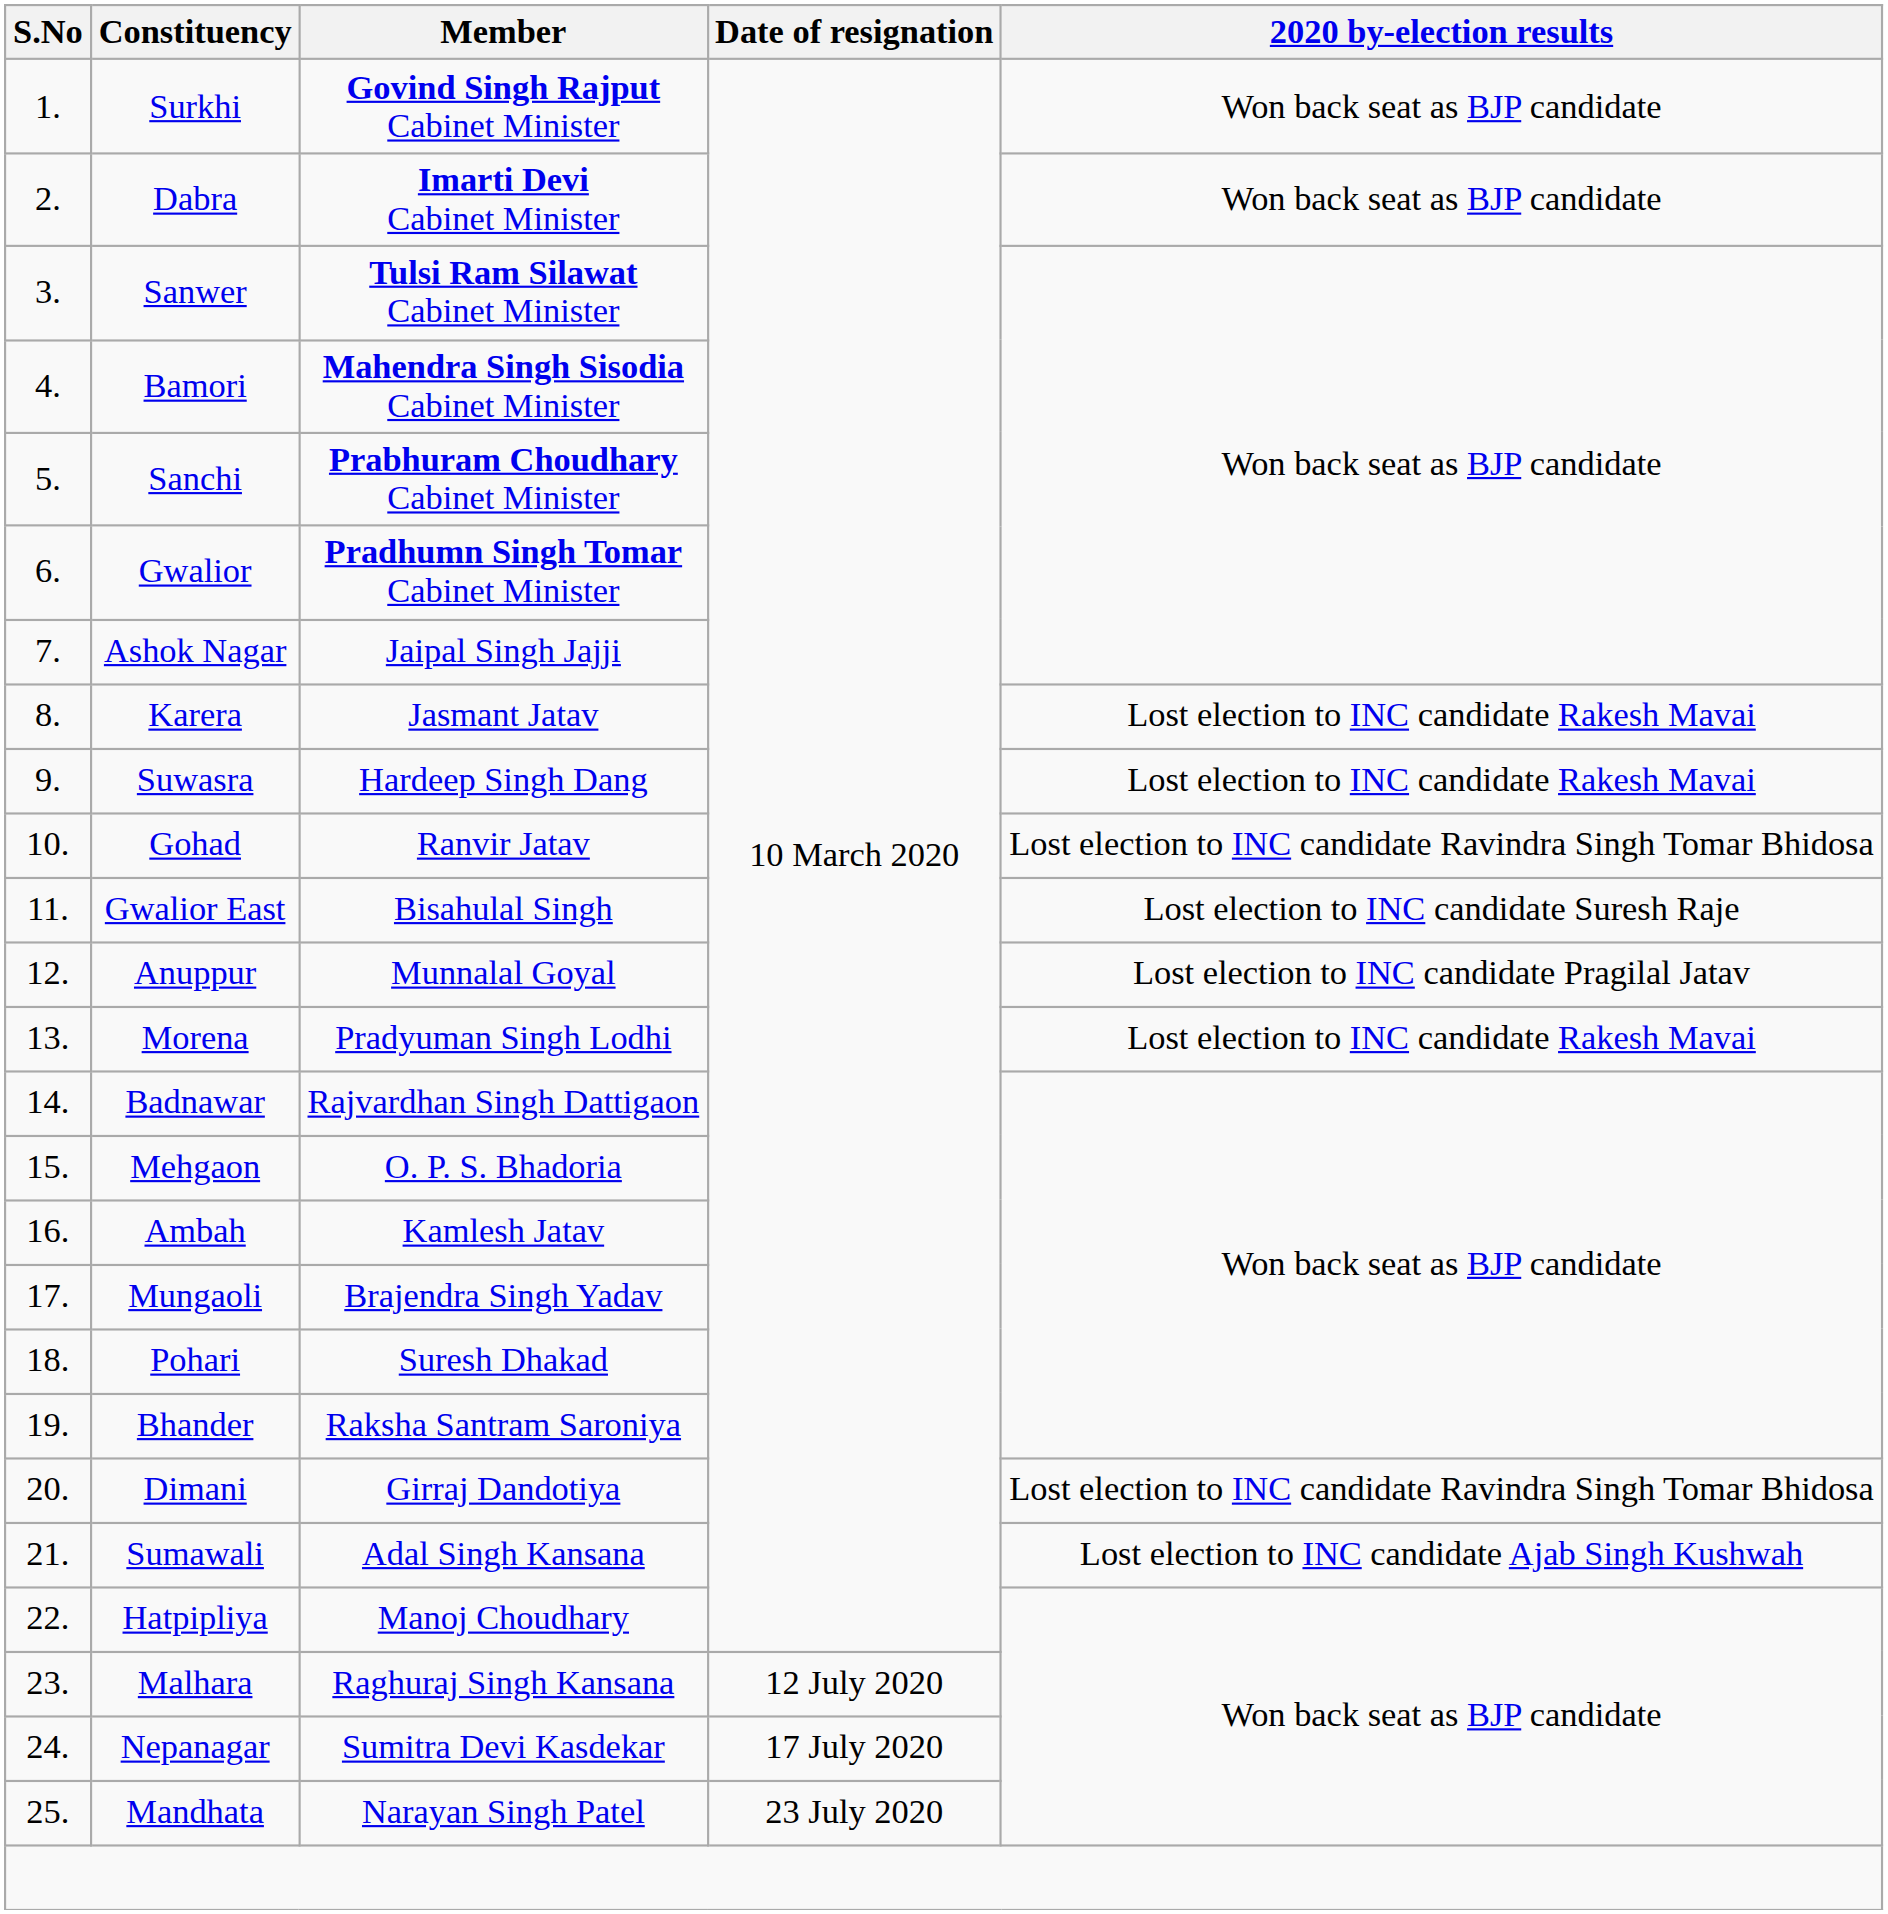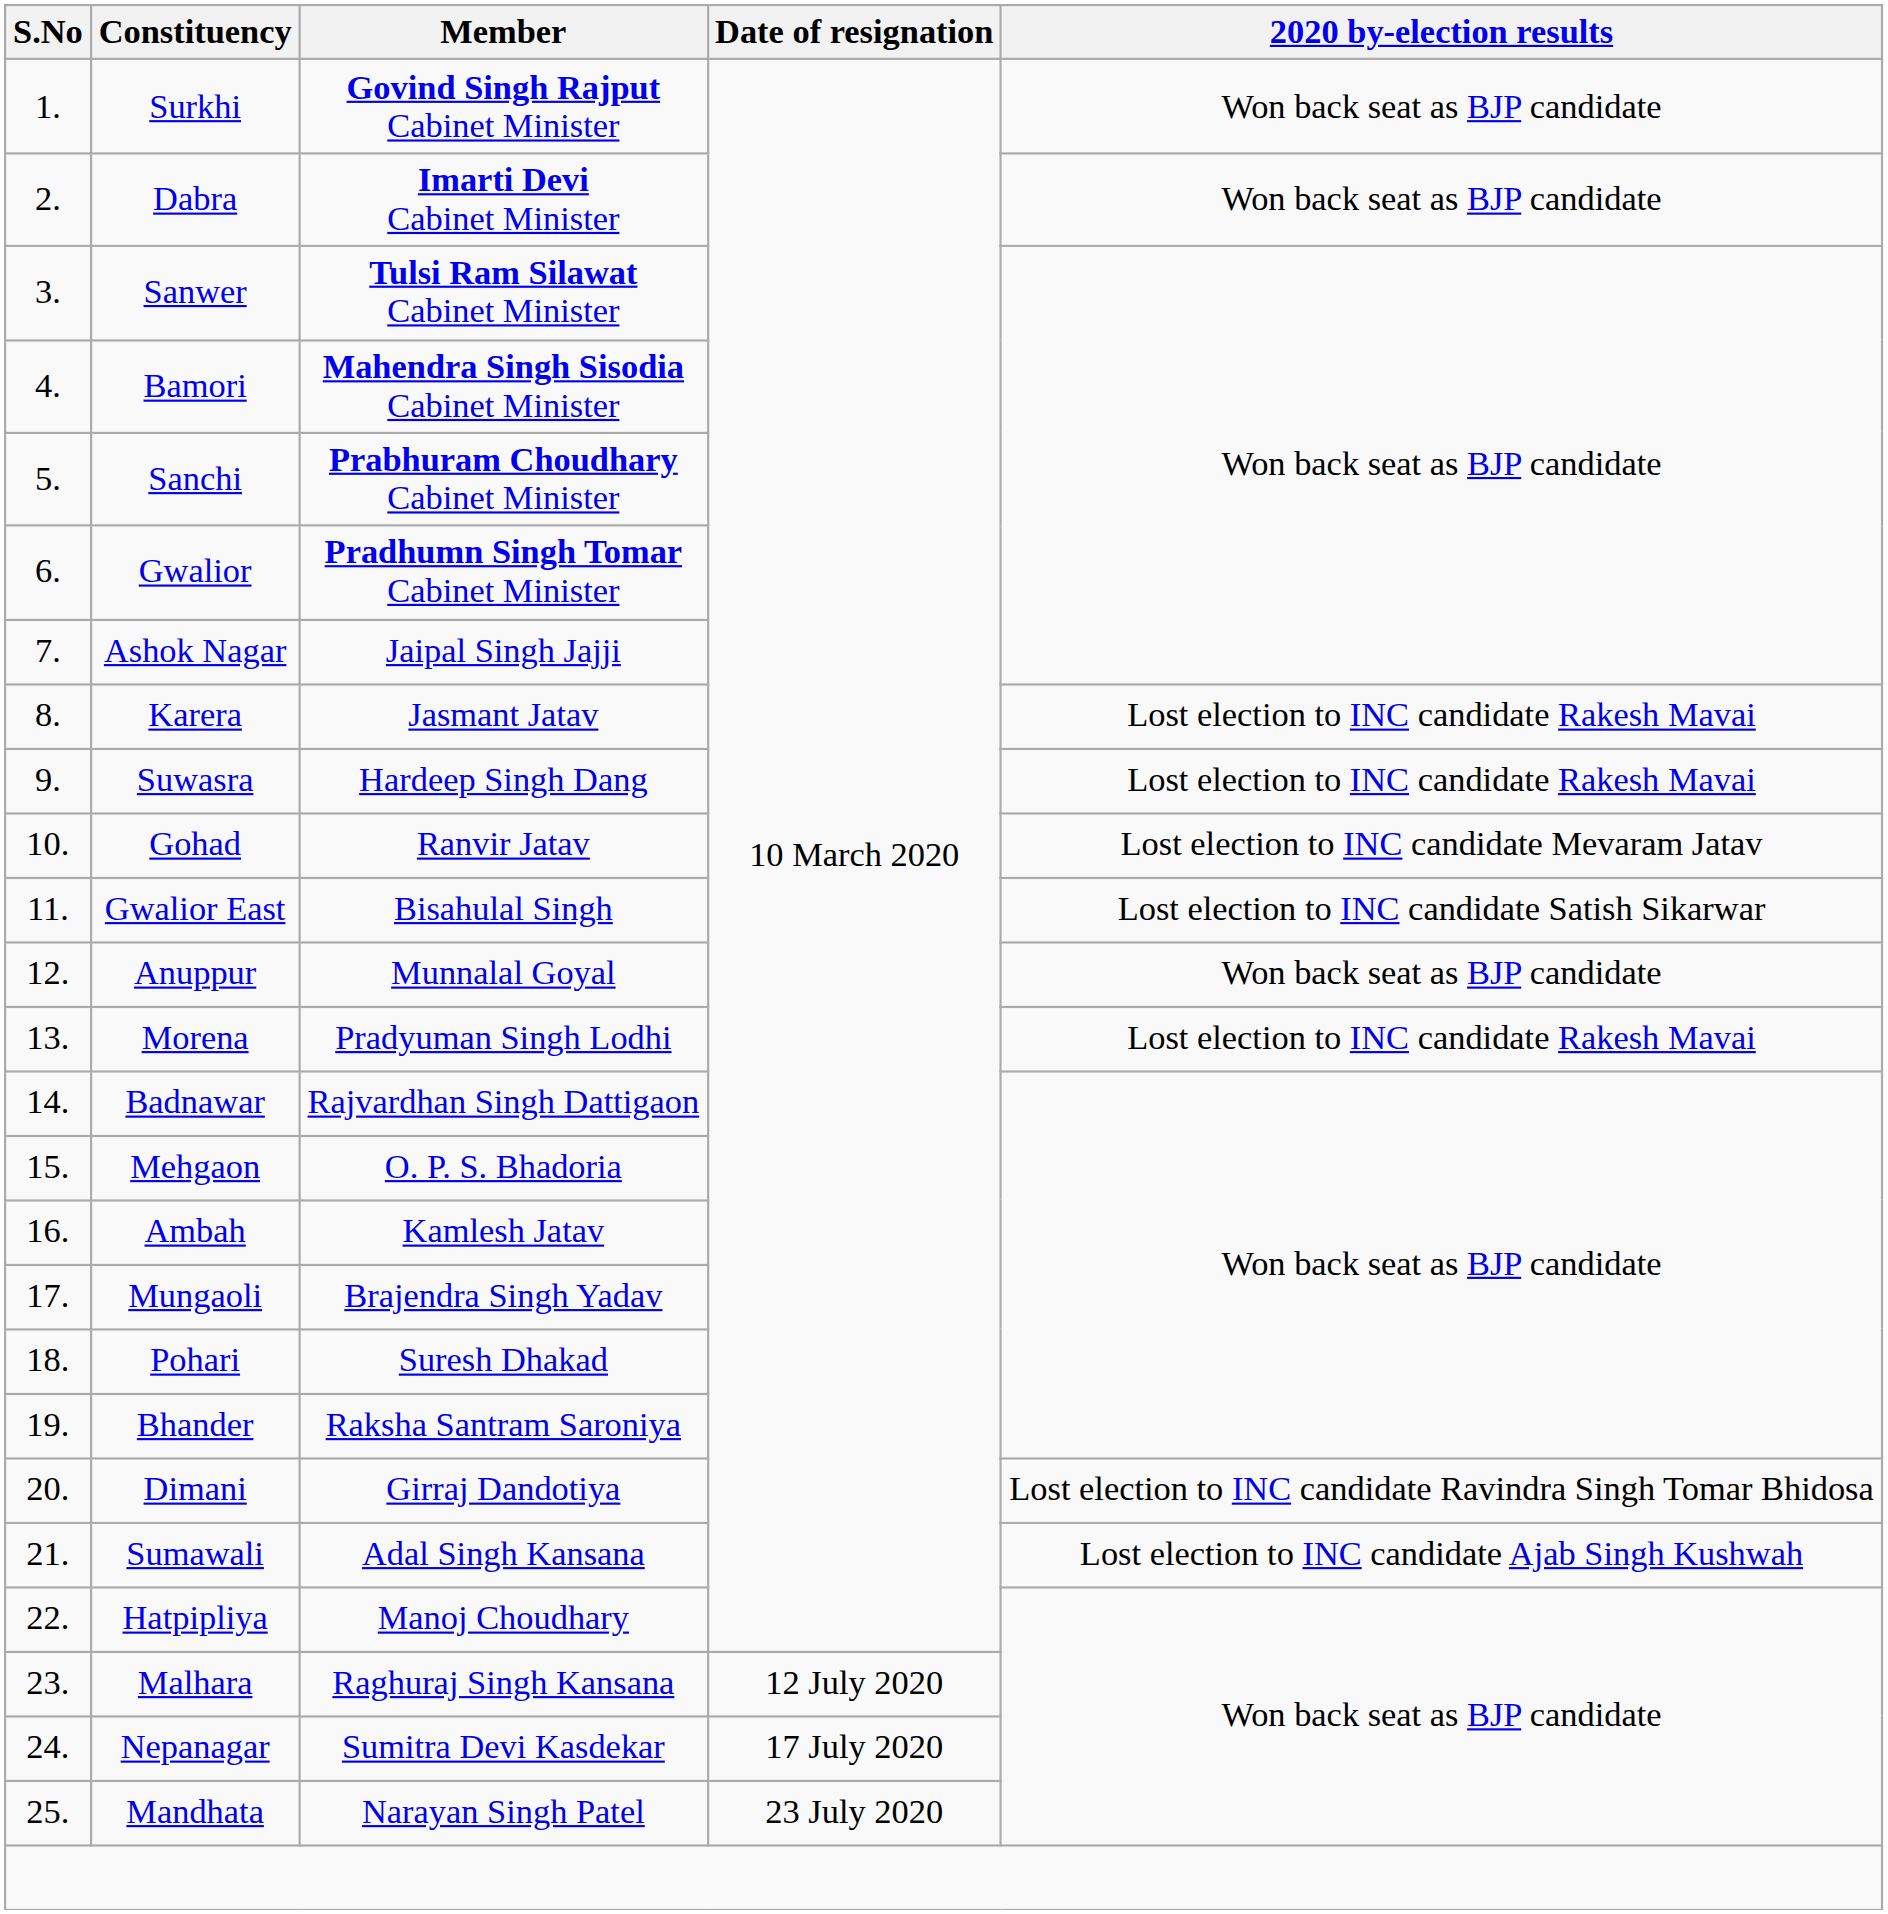(1442, 844) Lost election to INC candidate Ravindra Singh Tomar Bhidosa -> (1442, 844) Lost election to INC candidate Mevaram Jatav
(1442, 908) Lost election to INC candidate Suresh Raje -> (1442, 908) Lost election to INC candidate Satish Sikarwar
(1442, 973) Lost election to INC candidate Pragilal Jatav -> (1442, 973) Won back seat as BJP candidate
